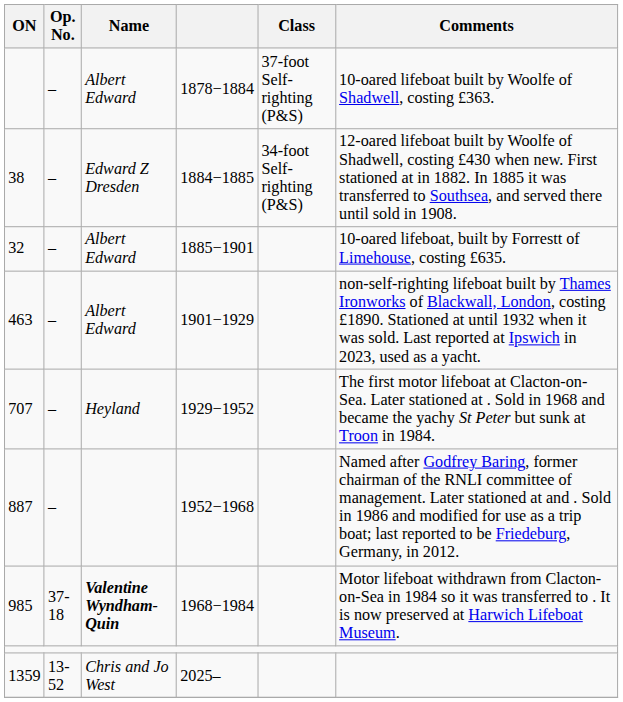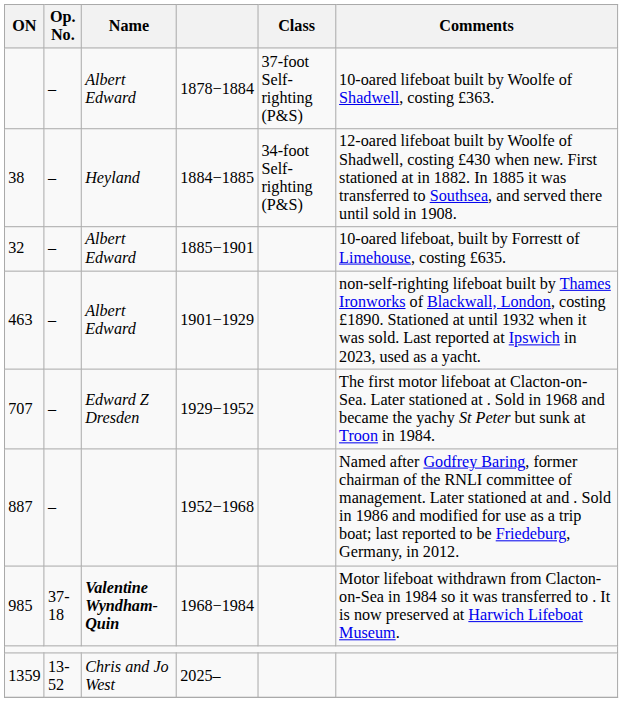(117, 177) Edward Z Dresden -> (113, 177) Heyland
(113, 409) Heyland -> (117, 409) Edward Z Dresden
